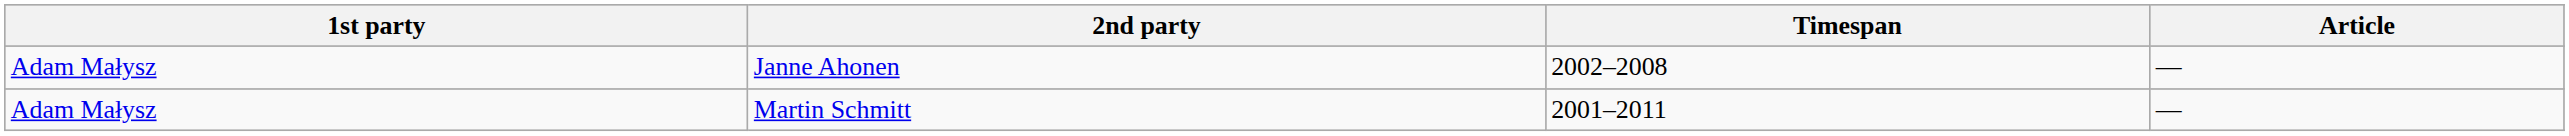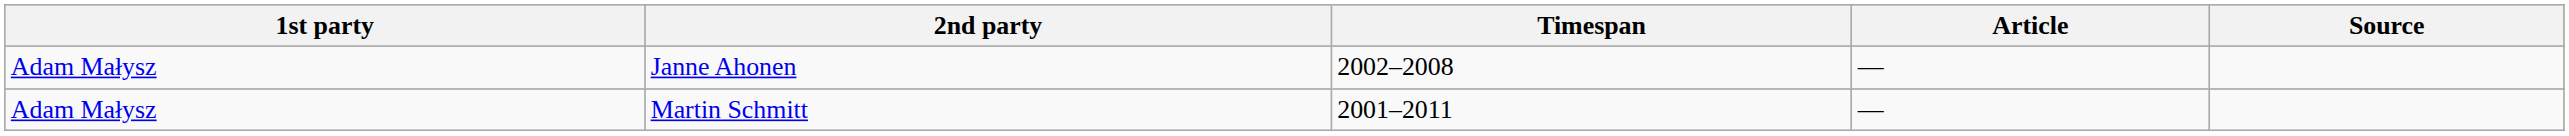+ column: (2387, 25)
